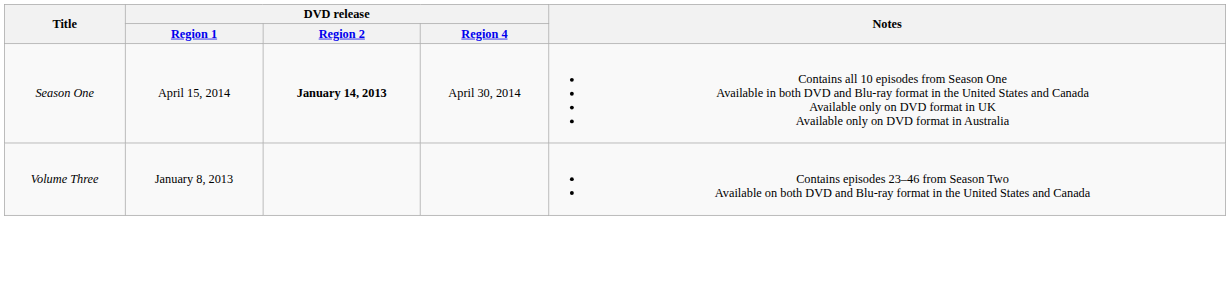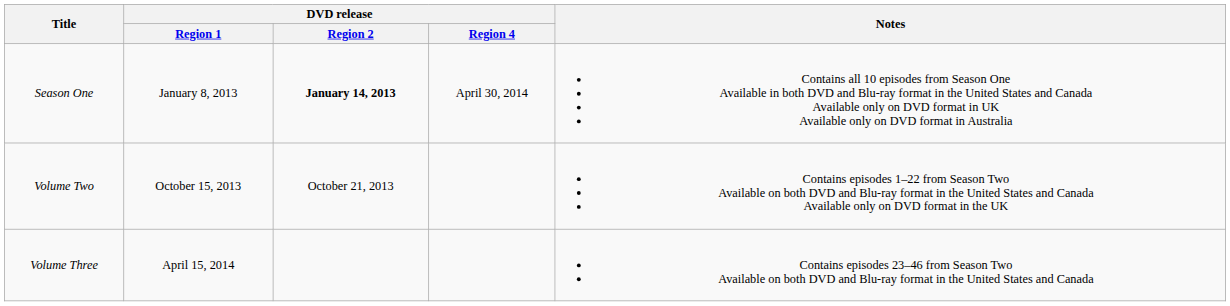(194, 93) April 15, 2014 -> (198, 93) January 8, 2013
+ row: (64, 186)
(194, 179) January 8, 2013 -> (198, 264) April 15, 2014
